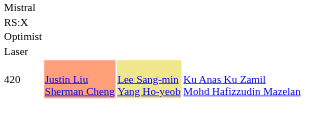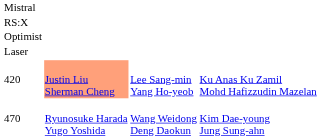(149, 85) khaki background -> (162, 85) no background
+ row: (12, 118)
